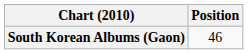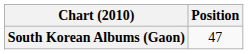(215, 37) 46 -> (215, 37) 47
